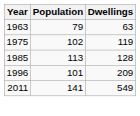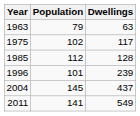(125, 42) 119 -> (125, 42) 117
(75, 57) 113 -> (75, 57) 112
(125, 73) 209 -> (125, 73) 239
+ row: (17, 88)
